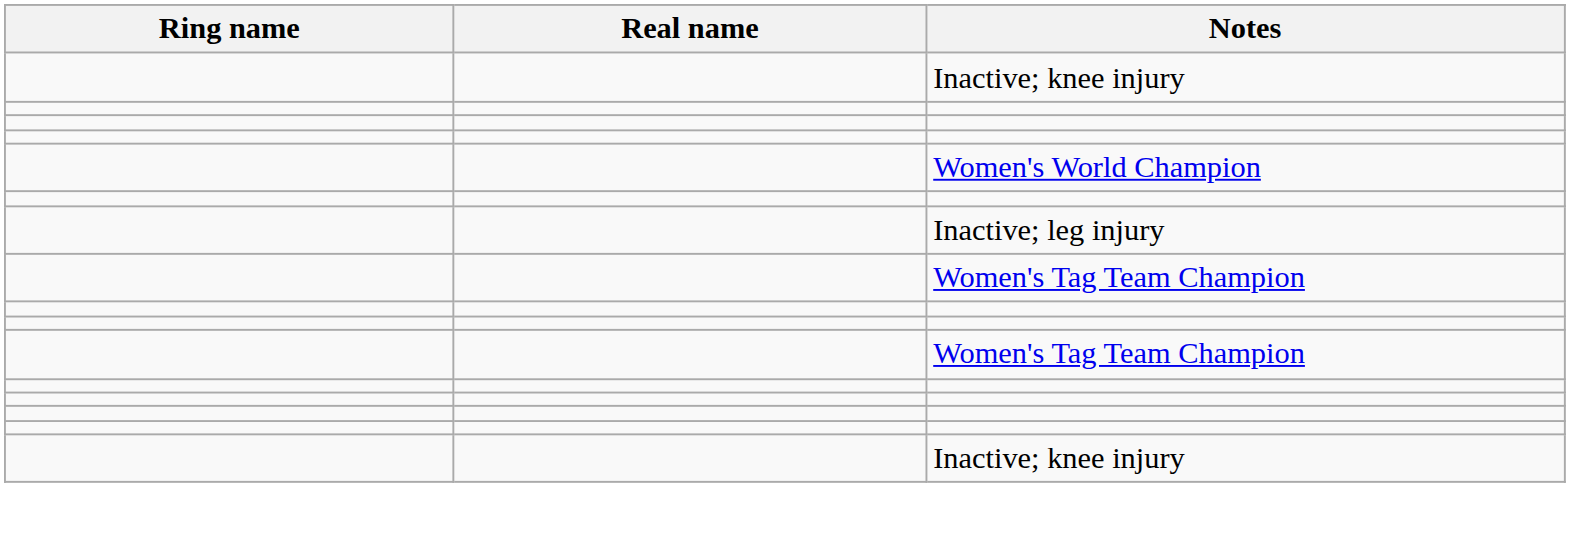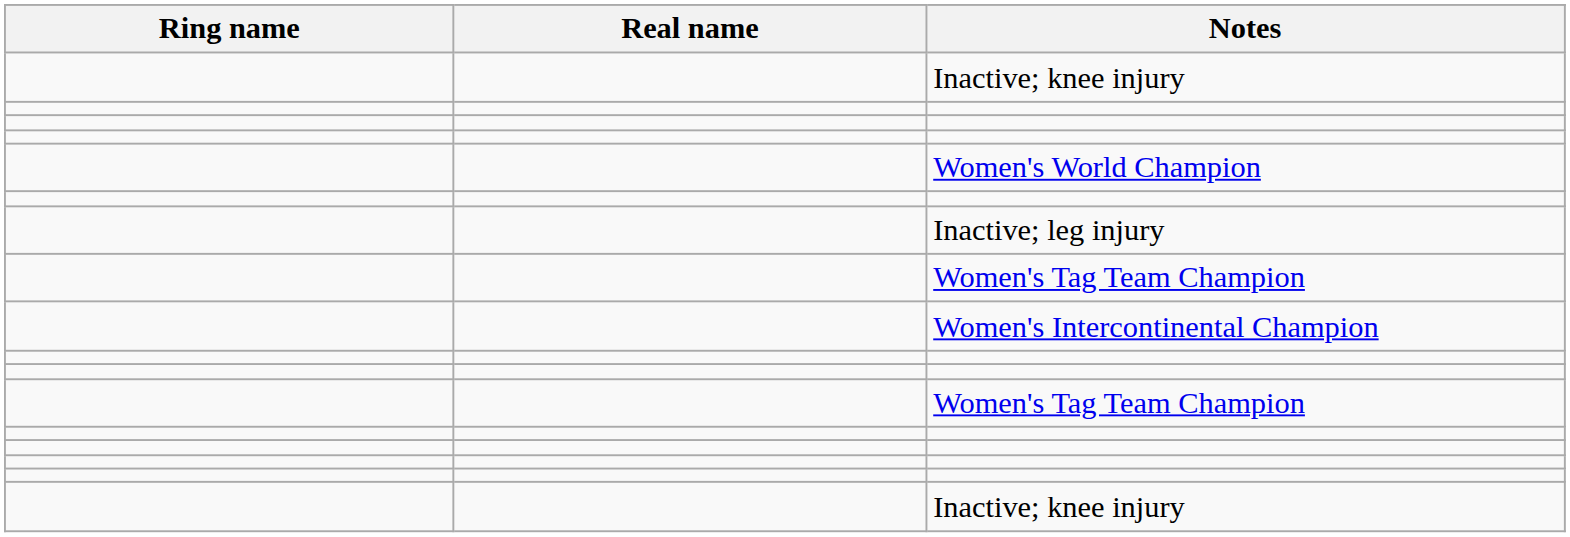+ row: (229, 326)
